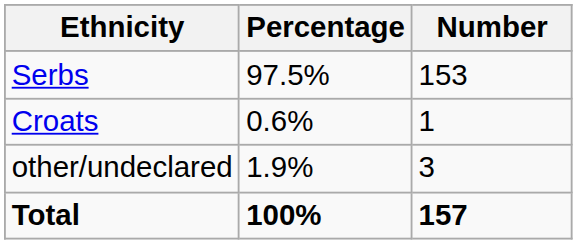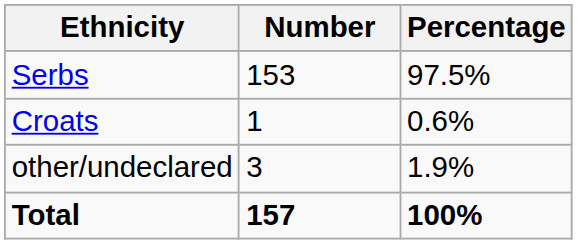columns swapped: (492, 27) <-> (326, 27)
